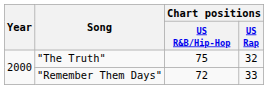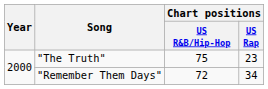(251, 59) 32 -> (251, 59) 23
(251, 76) 33 -> (251, 76) 34
